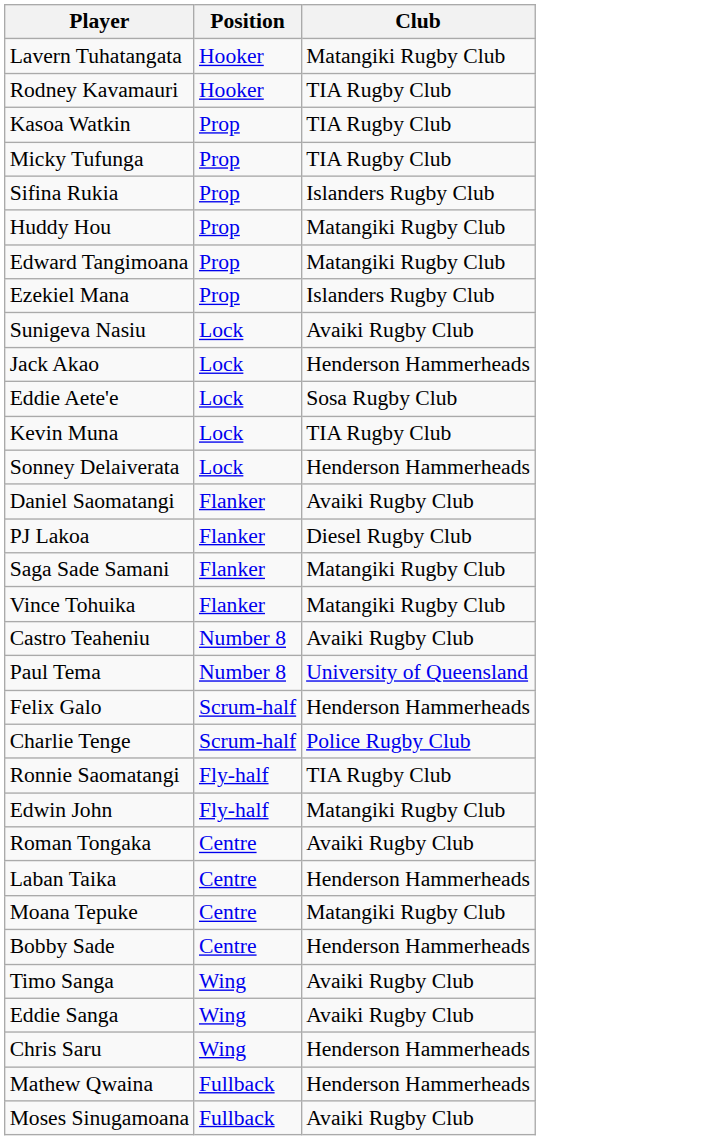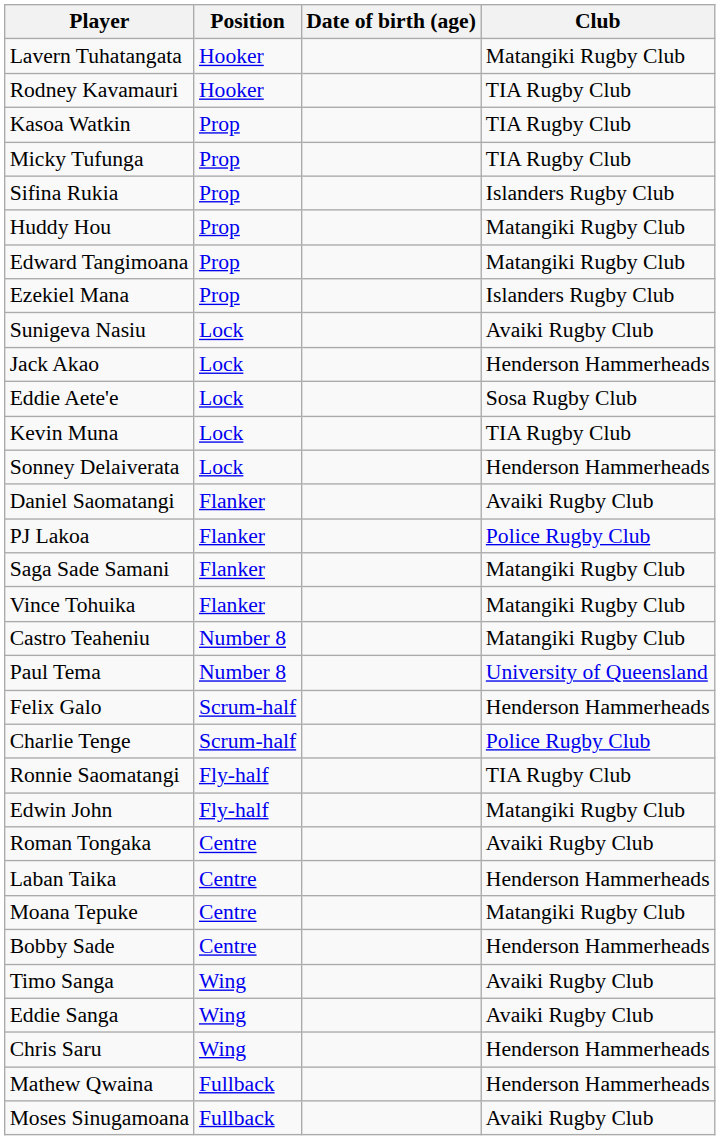+ column: (391, 21)
(389, 535) Diesel Rugby Club -> (568, 535) Police Rugby Club
(390, 638) Avaiki Rugby Club -> (585, 638) Matangiki Rugby Club
